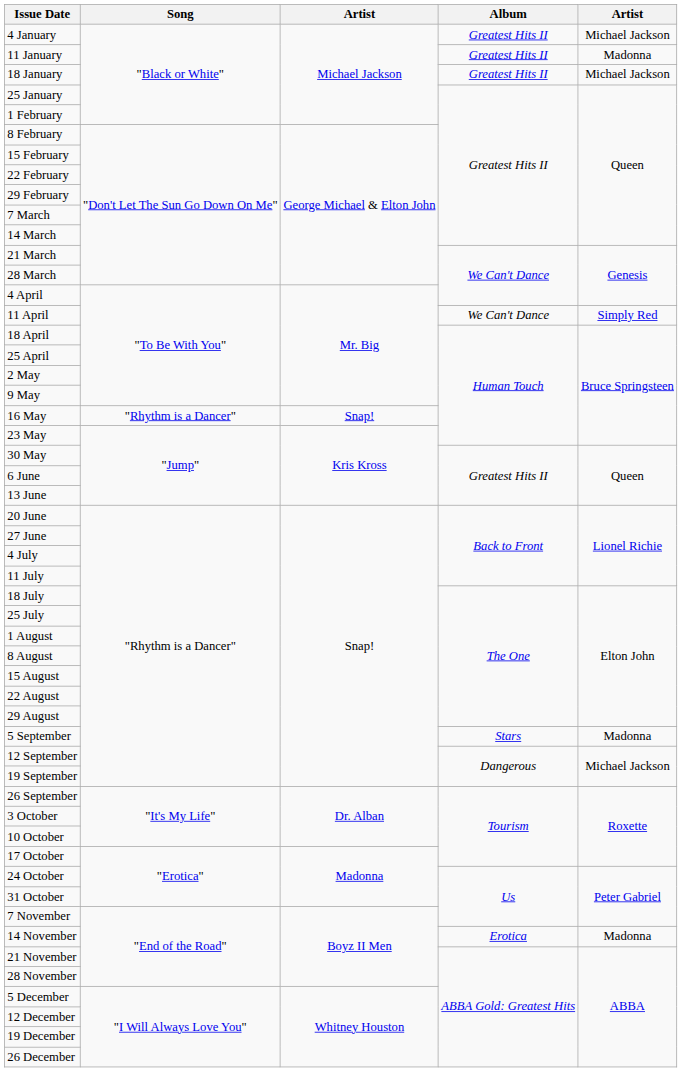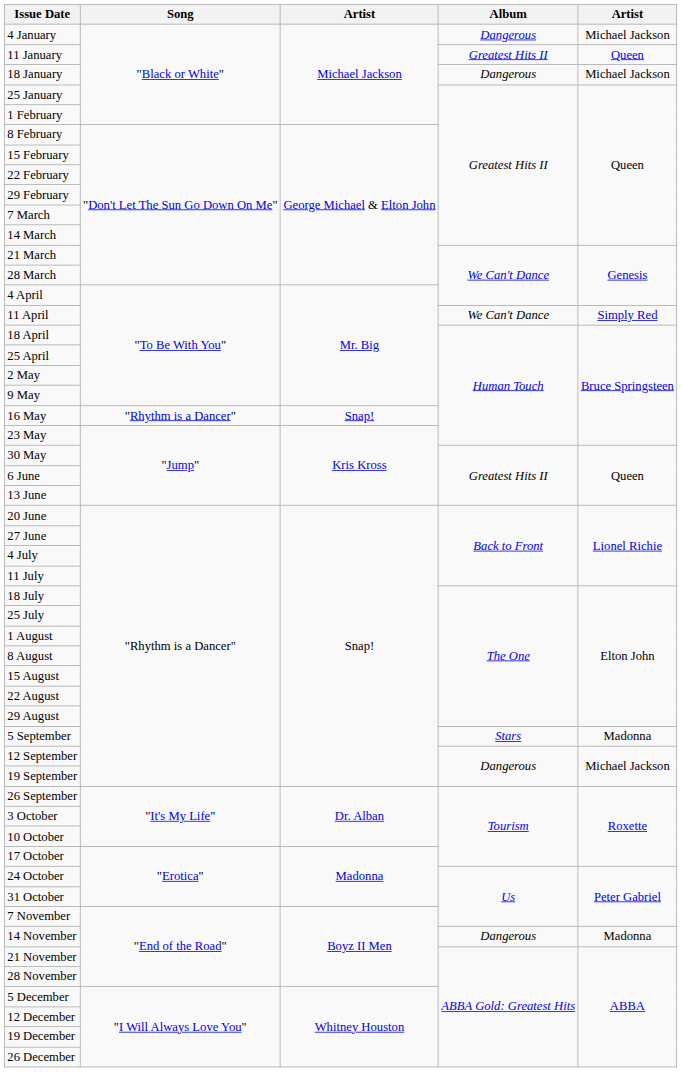(508, 34) Greatest Hits II -> (508, 34) Dangerous
(627, 54) Madonna -> (627, 54) Queen
(508, 74) Greatest Hits II -> (508, 74) Dangerous
(508, 936) Erotica -> (508, 936) Dangerous
